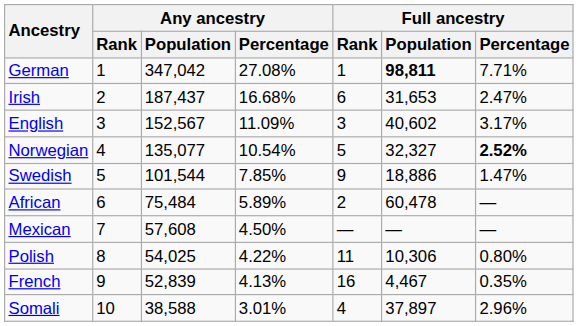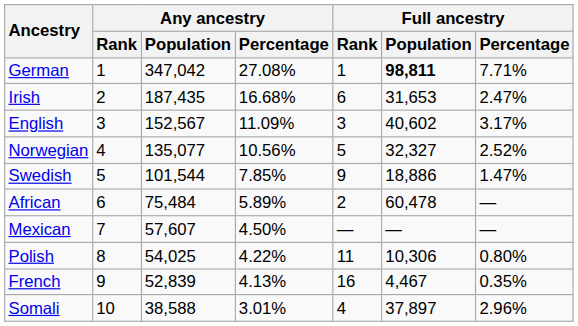(175, 97) 187,437 -> (175, 97) 187,435
(267, 150) 10.54% -> (267, 150) 10.56%
(503, 150) bold -> (503, 150) normal
(170, 229) 57,608 -> (170, 229) 57,607
